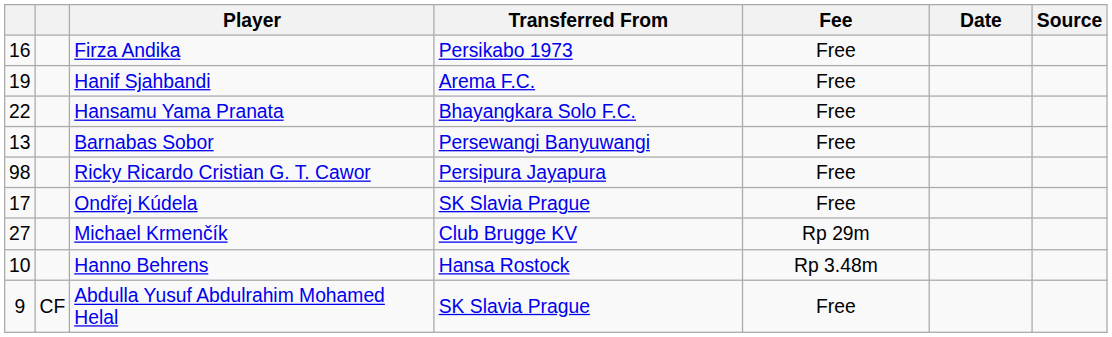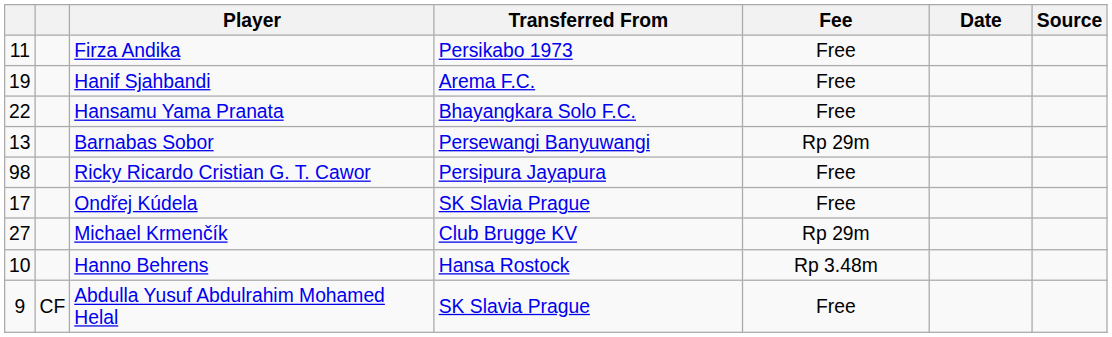(20, 51) 16 -> (20, 51) 11
(836, 142) Free -> (836, 142) Rp 29m
